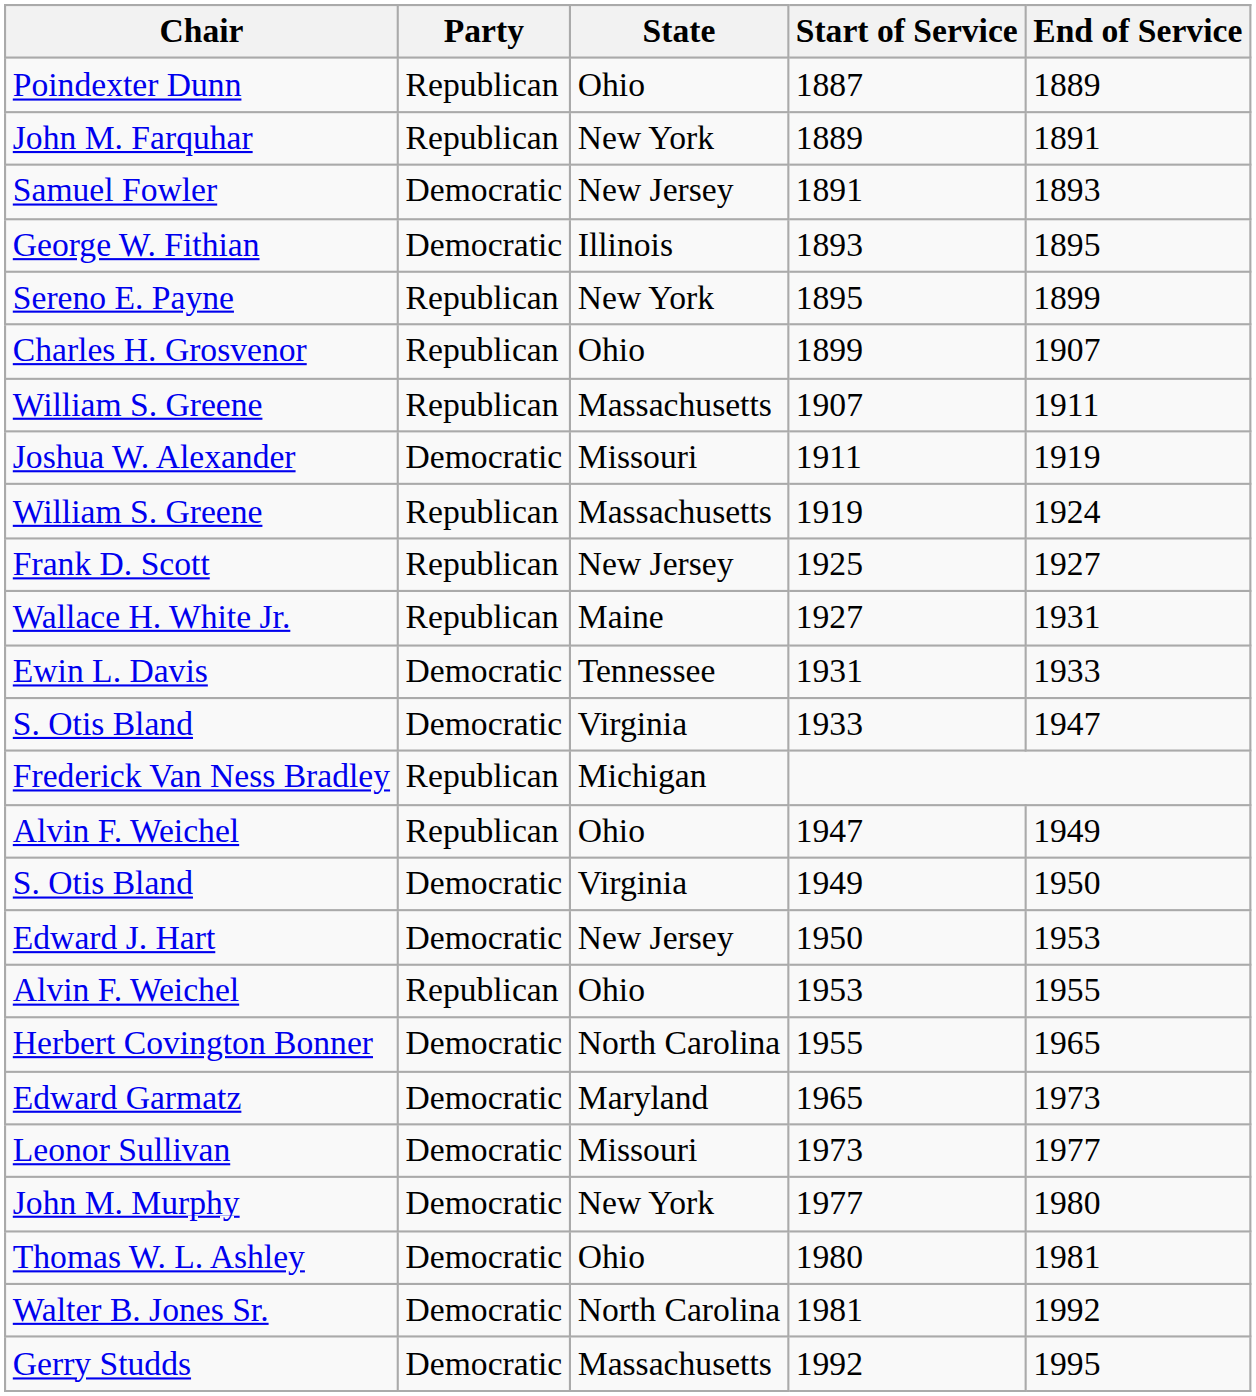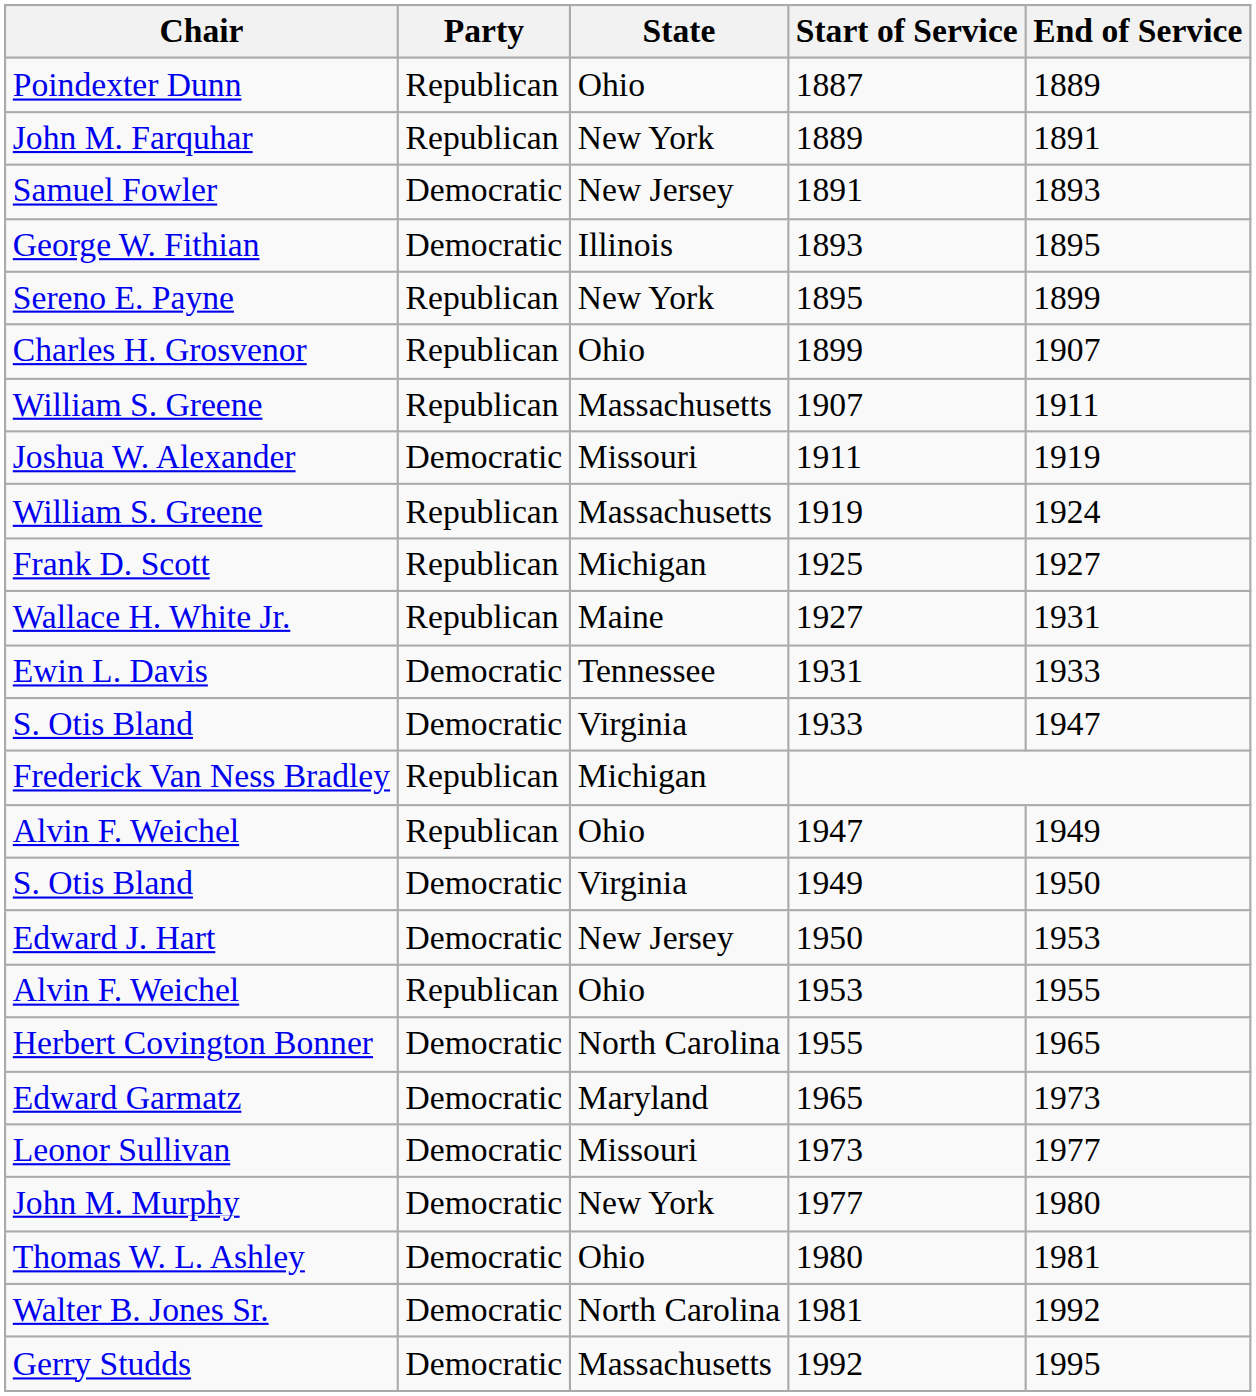(656, 564) New Jersey -> (642, 564) Michigan
